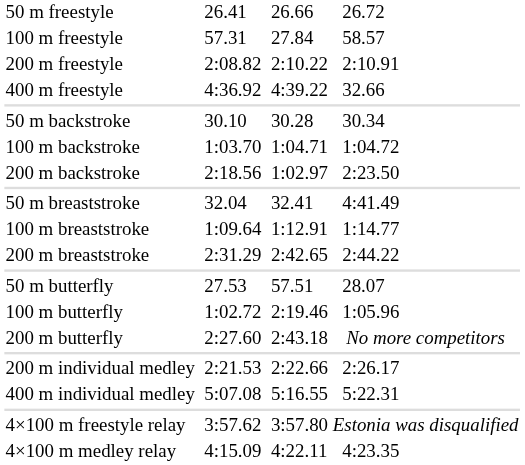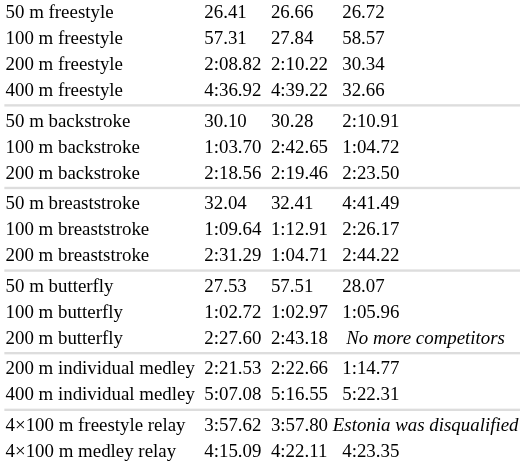(371, 63) 2:10.91 -> (363, 63) 30.34
(363, 120) 30.34 -> (371, 120) 2:10.91
(299, 146) 1:04.71 -> (299, 146) 2:42.65
(299, 172) 1:02.97 -> (299, 172) 2:19.46
(371, 229) 1:14.77 -> (371, 229) 2:26.17
(299, 255) 2:42.65 -> (299, 255) 1:04.71
(299, 311) 2:19.46 -> (299, 311) 1:02.97
(371, 368) 2:26.17 -> (371, 368) 1:14.77
